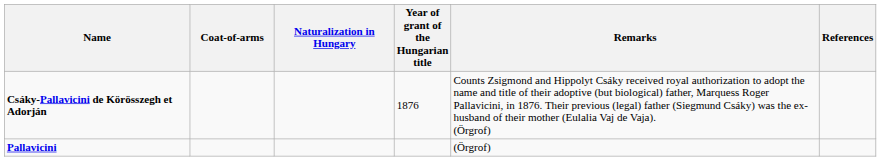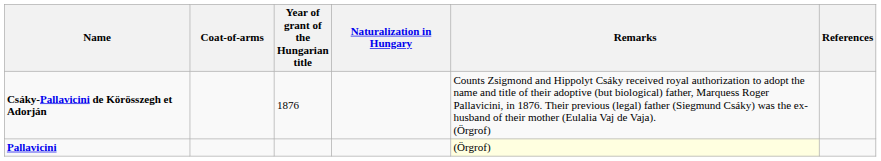columns swapped: (423, 38) <-> (334, 38)
(472, 147) no background -> (472, 147) lightyellow background
